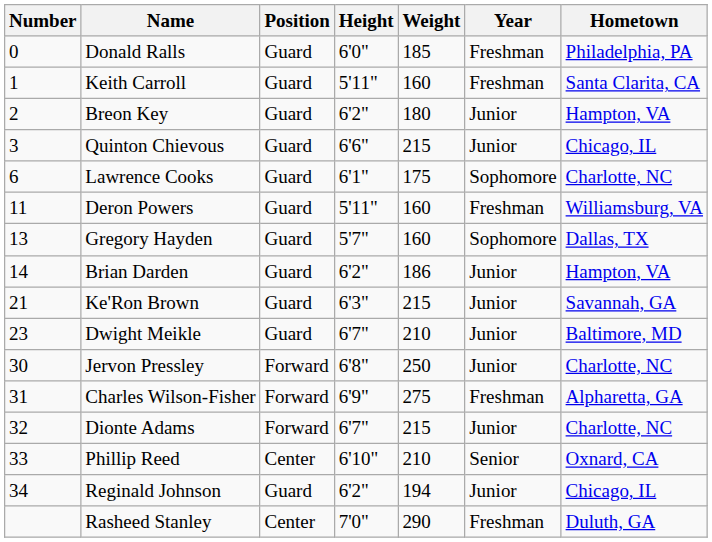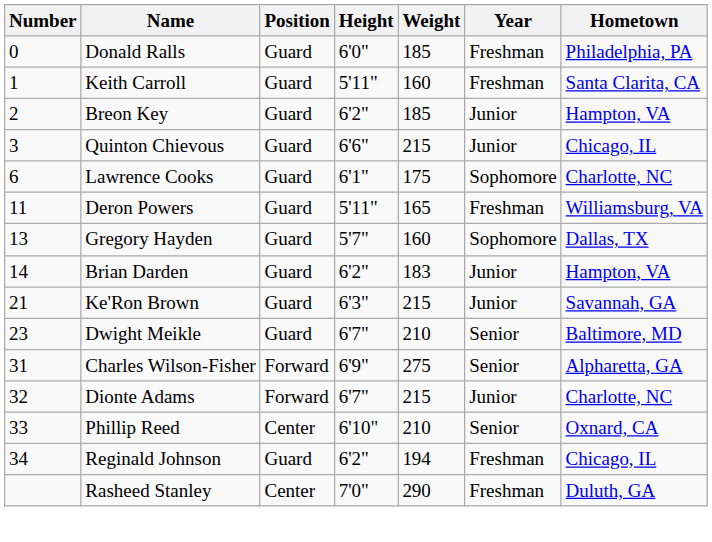(417, 114) 180 -> (417, 114) 185
(417, 208) 160 -> (417, 208) 165
(417, 270) 186 -> (417, 270) 183
(493, 333) Junior -> (494, 333) Senior
- row: (145, 364)
(507, 396) Freshman -> (494, 364) Senior
(493, 490) Junior -> (507, 458) Freshman
